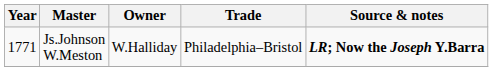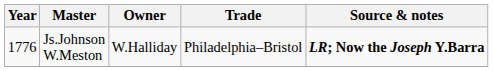(22, 46) 1771 -> (22, 46) 1776
